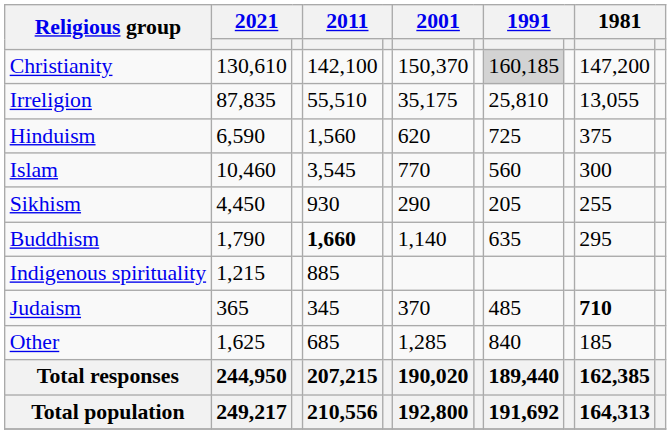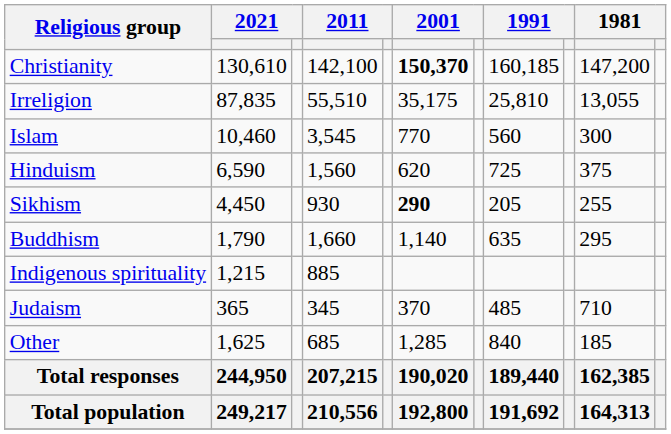(433, 66) normal -> (433, 66) bold
(524, 66) lightgrey background -> (524, 66) no background
rows swapped: (34, 169) <-> (53, 135)
(414, 204) normal -> (414, 204) bold
(331, 238) bold -> (331, 238) normal
(596, 307) bold -> (596, 307) normal
